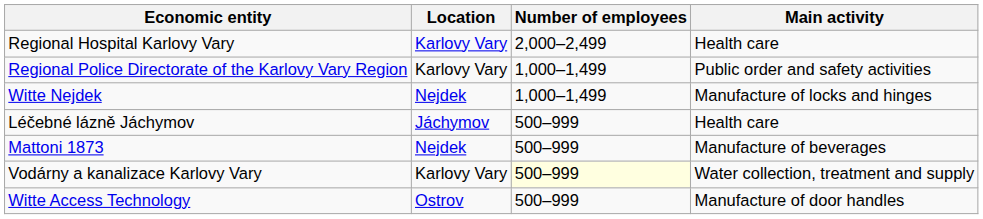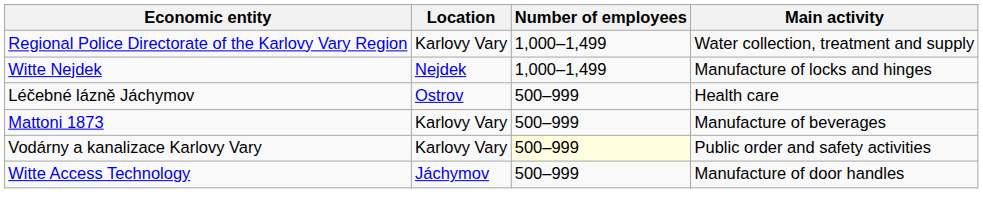- row: (121, 43)
(813, 69) Public order and safety activities -> (834, 43) Water collection, treatment and supply
(452, 122) Jáchymov -> (439, 95) Ostrov
(441, 148) Nejdek -> (461, 122) Karlovy Vary
(834, 174) Water collection, treatment and supply -> (813, 148) Public order and safety activities
(439, 200) Ostrov -> (452, 174) Jáchymov
